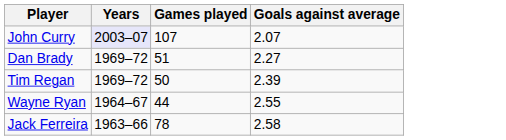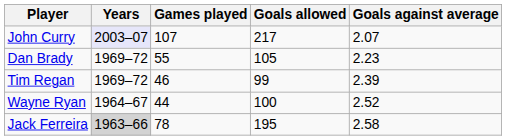+ column: (300, 15)
(162, 59) 51 -> (162, 59) 55
(267, 59) 2.27 -> (366, 59) 2.23
(162, 80) 50 -> (162, 80) 46
(267, 102) 2.55 -> (366, 102) 2.52
(121, 124) no background -> (121, 124) lightgrey background
